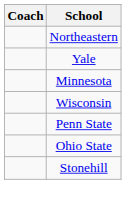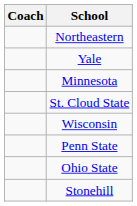+ row: (89, 102)
